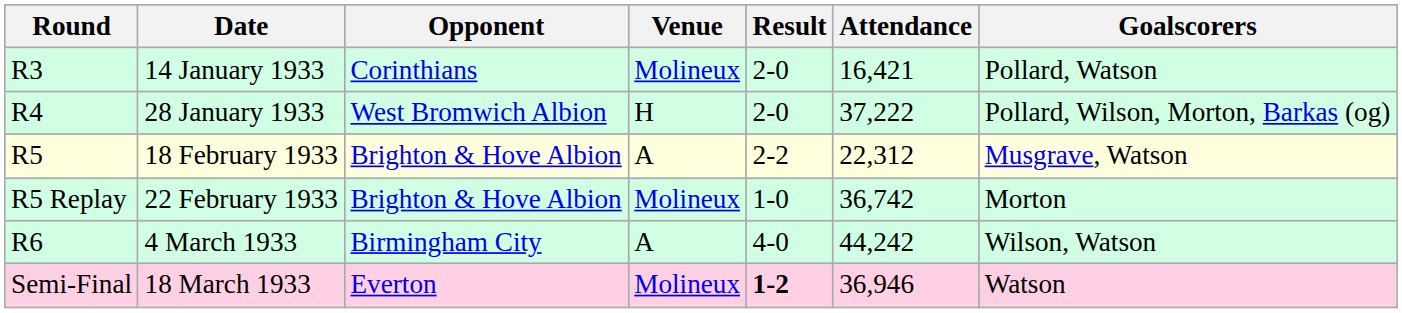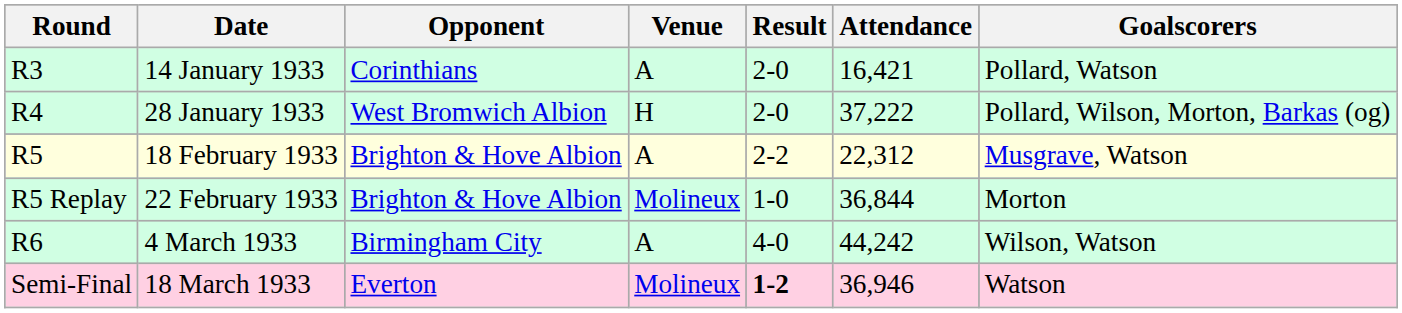(687, 69) Molineux -> (644, 69) A
(877, 198) 36,742 -> (877, 198) 36,844
